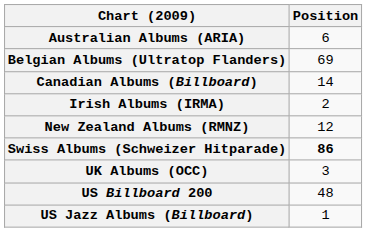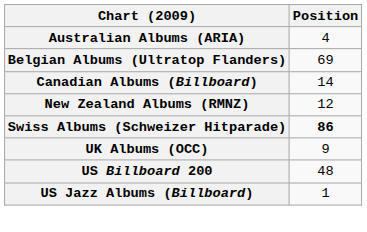(326, 38) 6 -> (326, 38) 4
- row: (147, 105)
(326, 171) 3 -> (326, 149) 9
